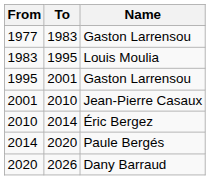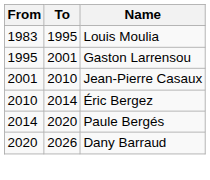- row: (22, 36)
